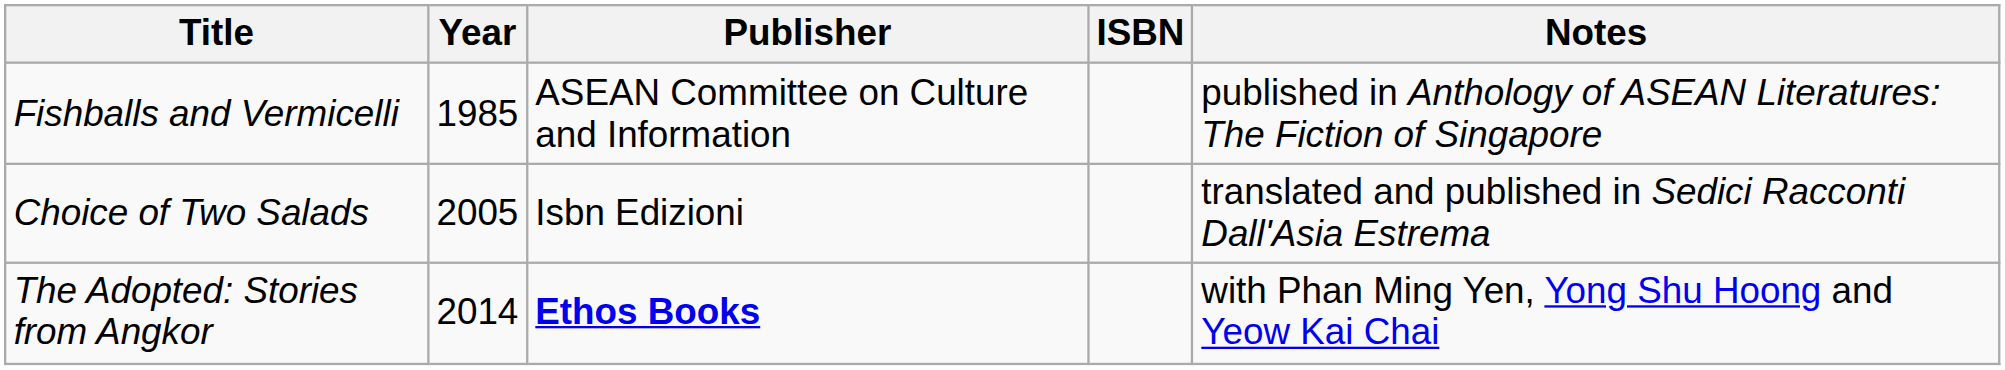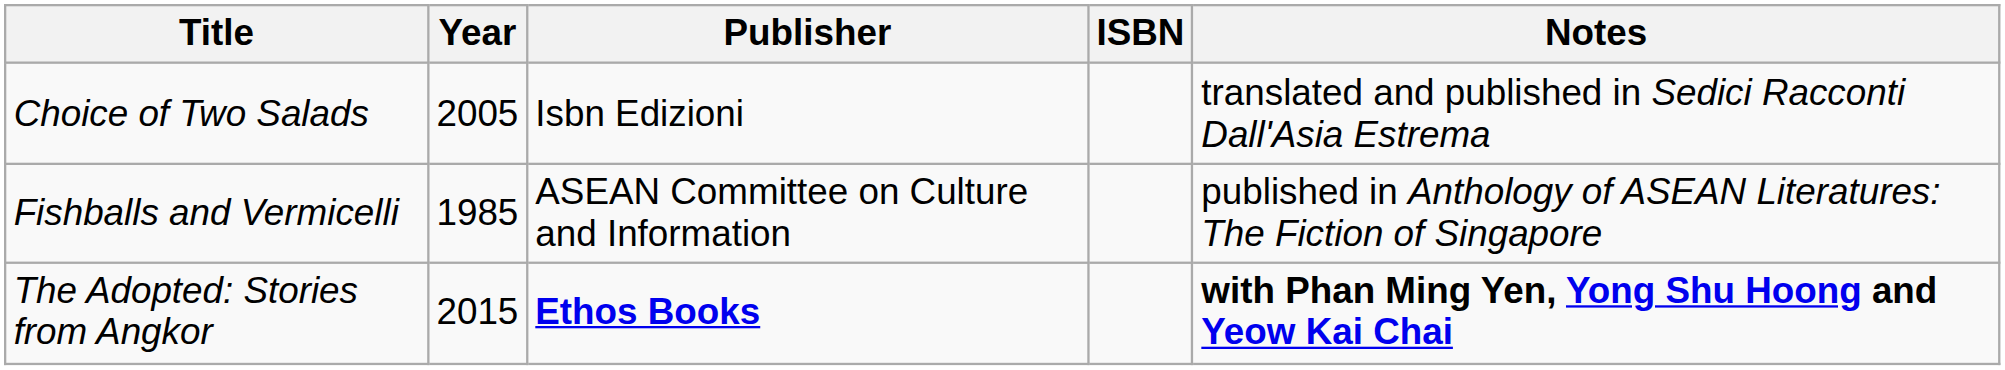rows swapped: (206, 112) <-> (191, 212)
(477, 312) 2014 -> (477, 312) 2015
(1547, 312) normal -> (1569, 312) bold
